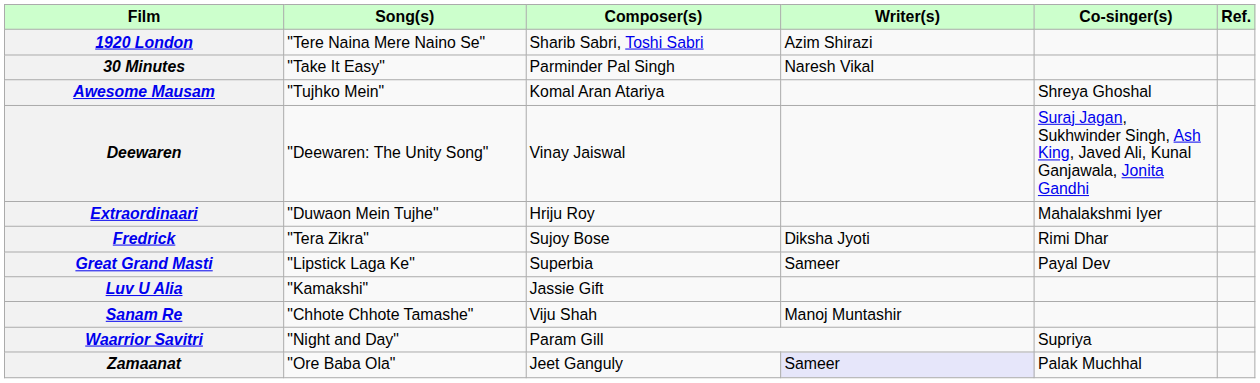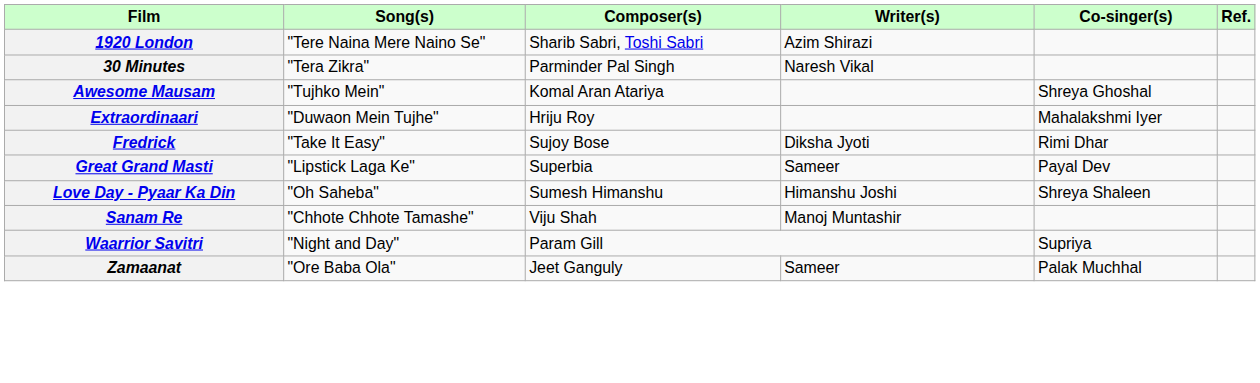(336, 67) "Take It Easy" -> (328, 67) "Tera Zikra"
- row: (144, 153)
(328, 239) "Tera Zikra" -> (336, 142) "Take It Easy"
+ row: (144, 192)
- row: (144, 289)
(812, 364) lavender background -> (812, 268) no background
